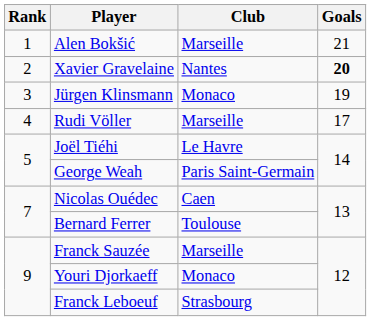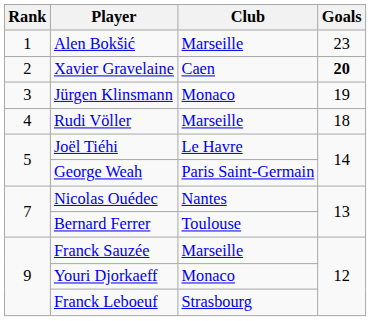(342, 43) 21 -> (342, 43) 23
(204, 69) Nantes -> (198, 69) Caen
(342, 120) 17 -> (342, 120) 18
(198, 198) Caen -> (204, 198) Nantes
